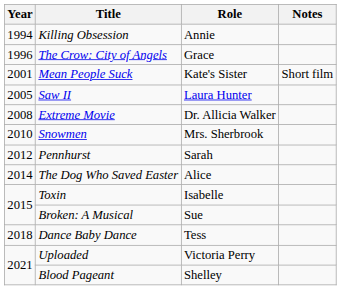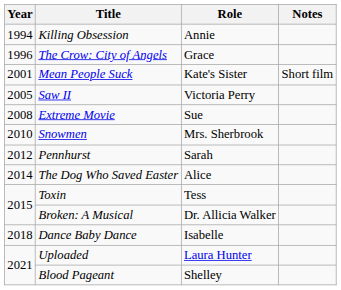(218, 94) Laura Hunter -> (220, 94) Victoria Perry
(230, 114) Dr. Allicia Walker -> (193, 114) Sue
(204, 194) Isabelle -> (195, 194) Tess
(193, 214) Sue -> (230, 214) Dr. Allicia Walker
(195, 235) Tess -> (204, 235) Isabelle
(220, 255) Victoria Perry -> (218, 255) Laura Hunter
